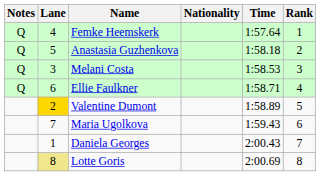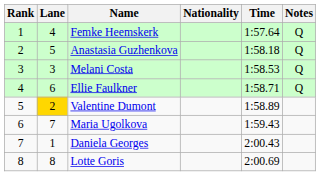columns swapped: (299, 13) <-> (21, 13)
(53, 161) khaki background -> (52, 161) no background
